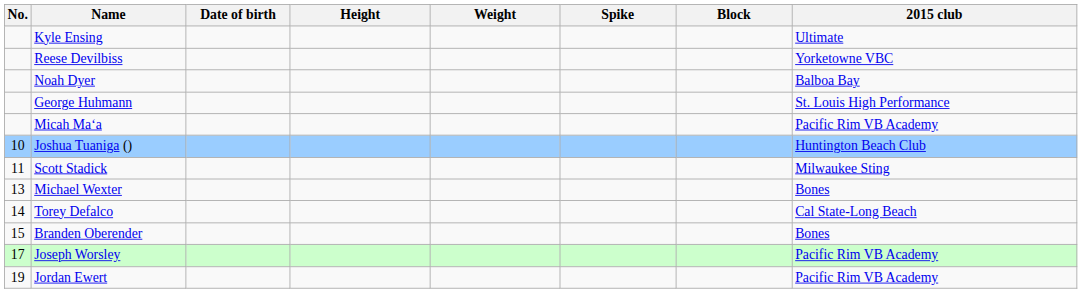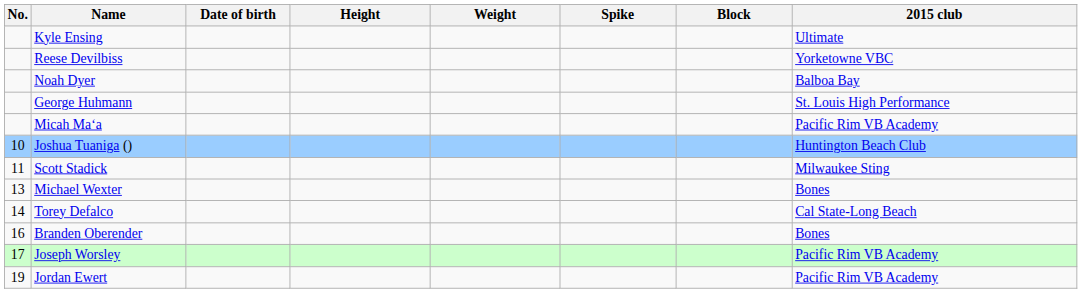(18, 233) 15 -> (18, 233) 16
